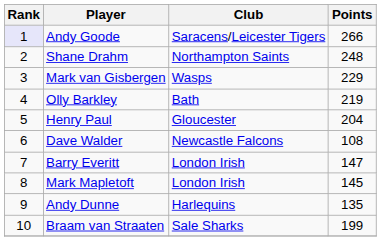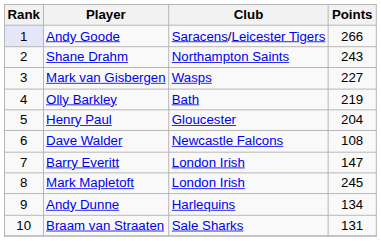(352, 57) 248 -> (352, 57) 243
(352, 78) 229 -> (352, 78) 227
(352, 183) 145 -> (352, 183) 245
(352, 204) 135 -> (352, 204) 134
(352, 225) 199 -> (352, 225) 131
